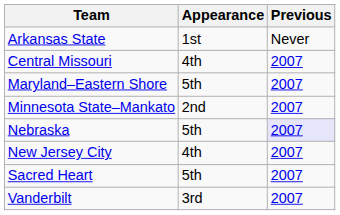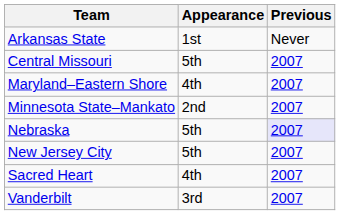(192, 61) 4th -> (192, 61) 5th
(192, 84) 5th -> (192, 84) 4th
(192, 152) 4th -> (192, 152) 5th
(192, 175) 5th -> (192, 175) 4th
